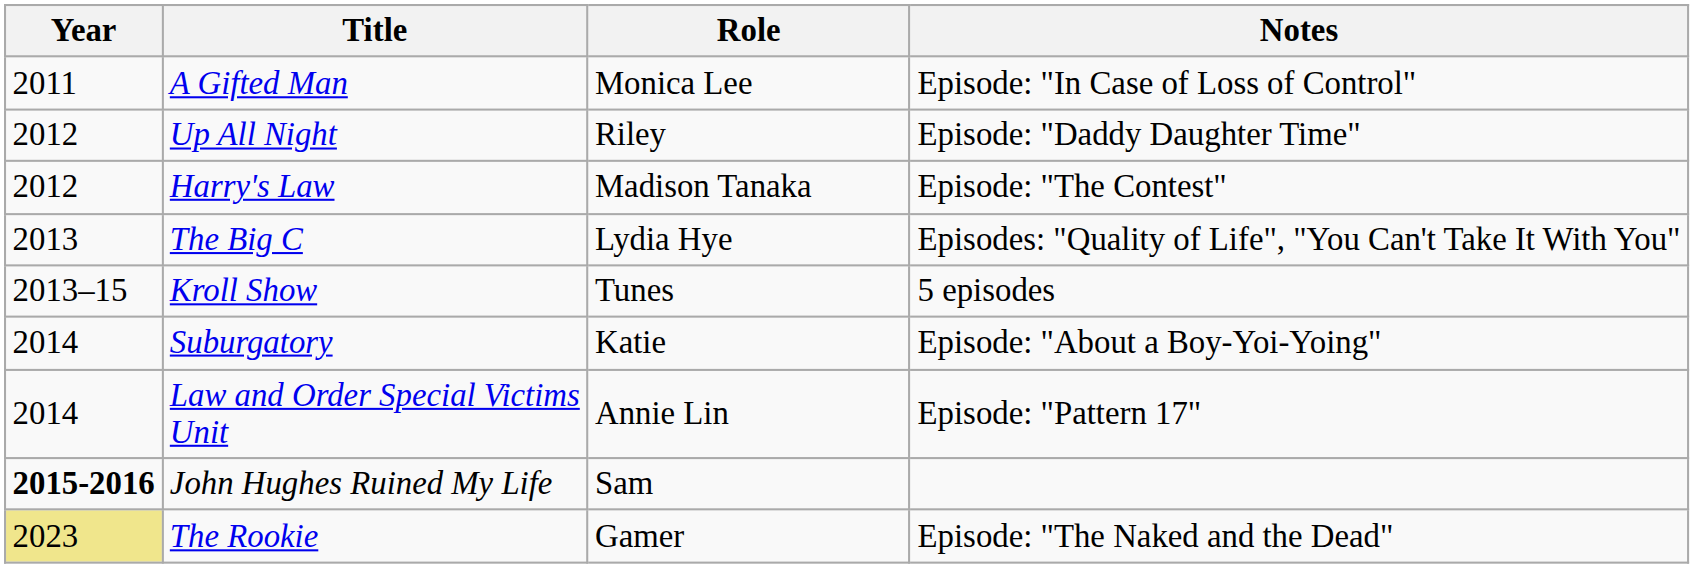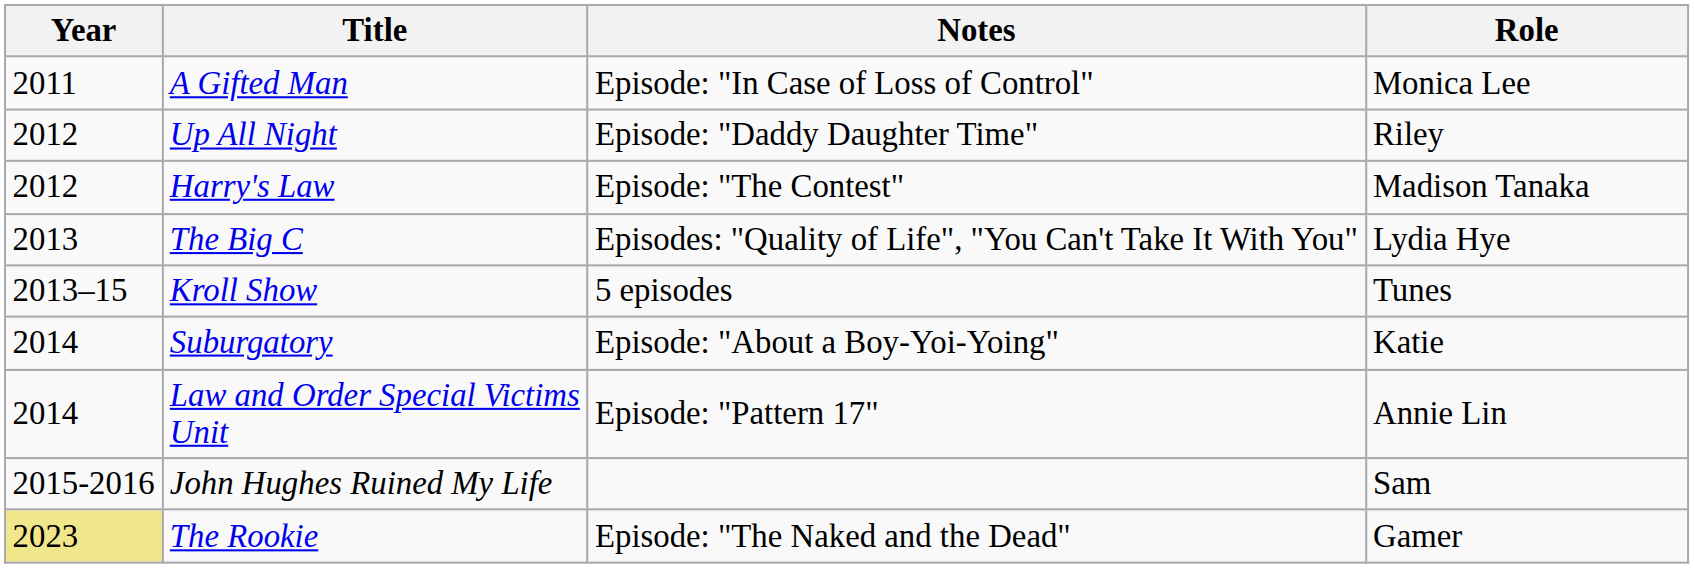columns swapped: (749, 30) <-> (1299, 30)
(84, 483) bold -> (84, 483) normal
